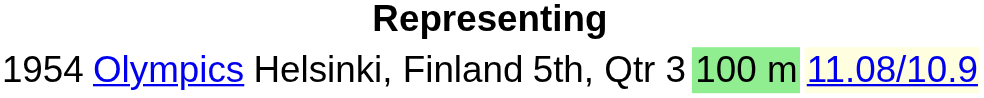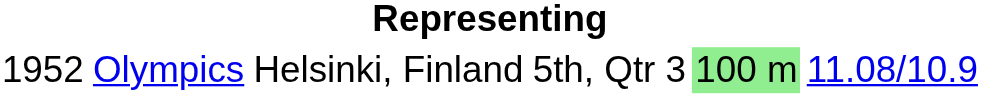(43, 69) 1954 -> (43, 69) 1952
(892, 69) lightyellow background -> (892, 69) no background
